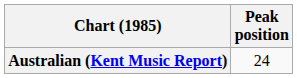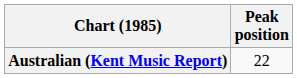(262, 60) 24 -> (262, 60) 22
